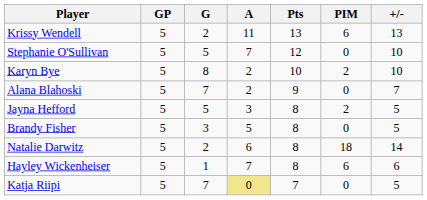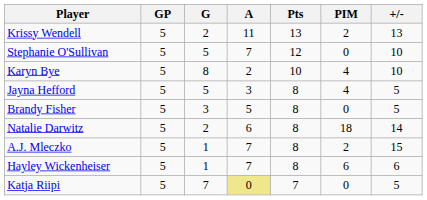(346, 33) 6 -> (346, 33) 2
(346, 71) 2 -> (346, 71) 4
- row: (44, 90)
(346, 109) 2 -> (346, 90) 4
+ row: (39, 147)
